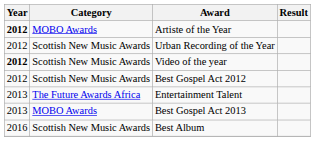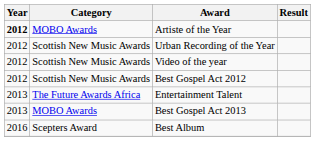(17, 62) bold -> (17, 62) normal
(91, 128) Scottish New Music Awards -> (65, 128) Scepters Award
